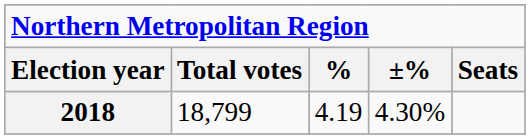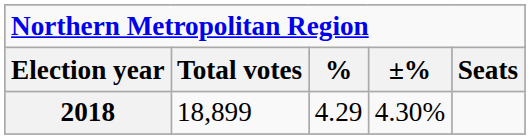(214, 112) 18,799 -> (214, 112) 18,899
(339, 112) 4.19 -> (339, 112) 4.29
